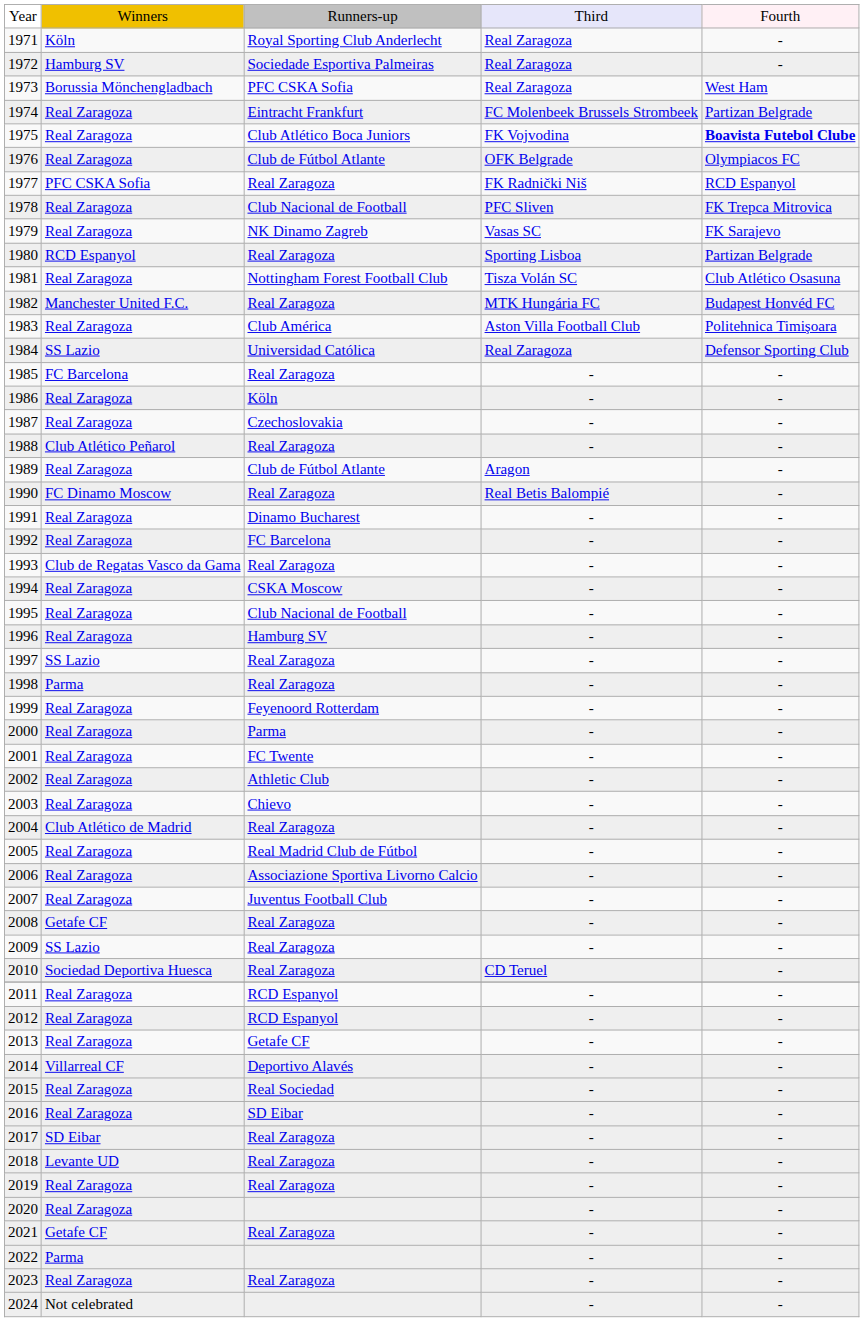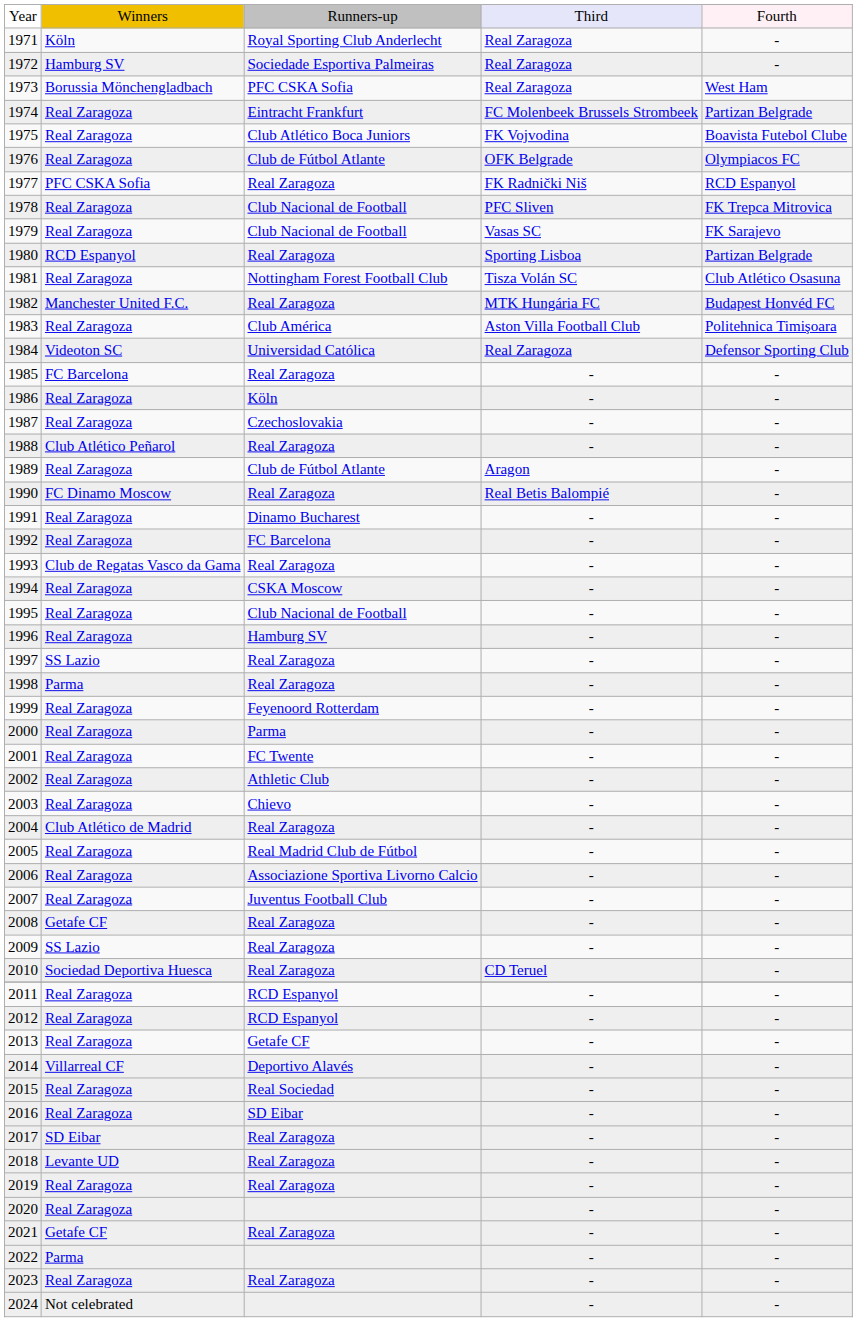(780, 135) bold -> (776, 135) normal
(308, 231) NK Dinamo Zagreb -> (327, 231) Club Nacional de Football
(72, 350) SS Lazio -> (84, 350) Videoton SC
